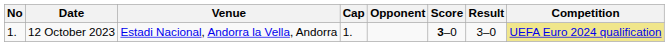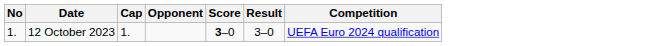- column: (229, 13)
(586, 32) khaki background -> (363, 32) no background
